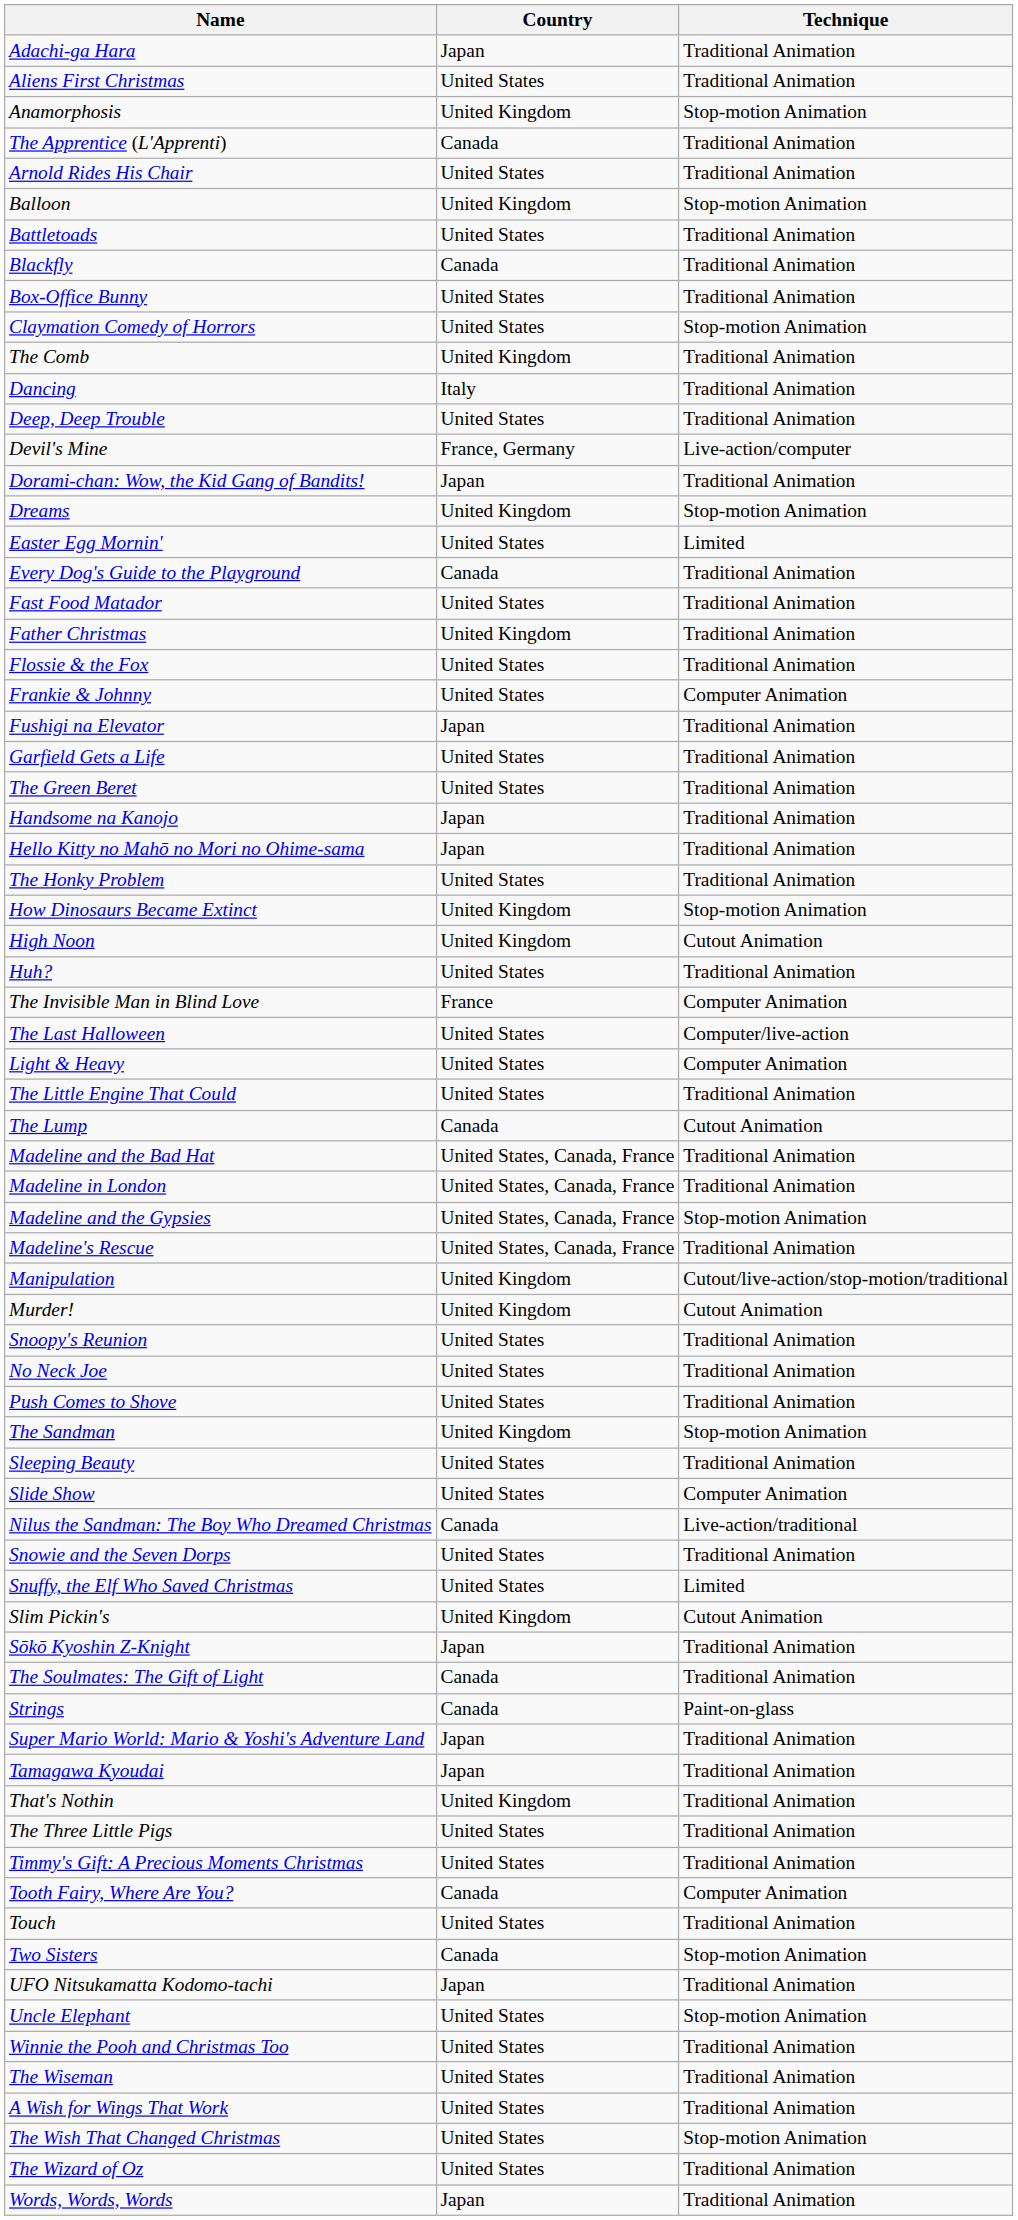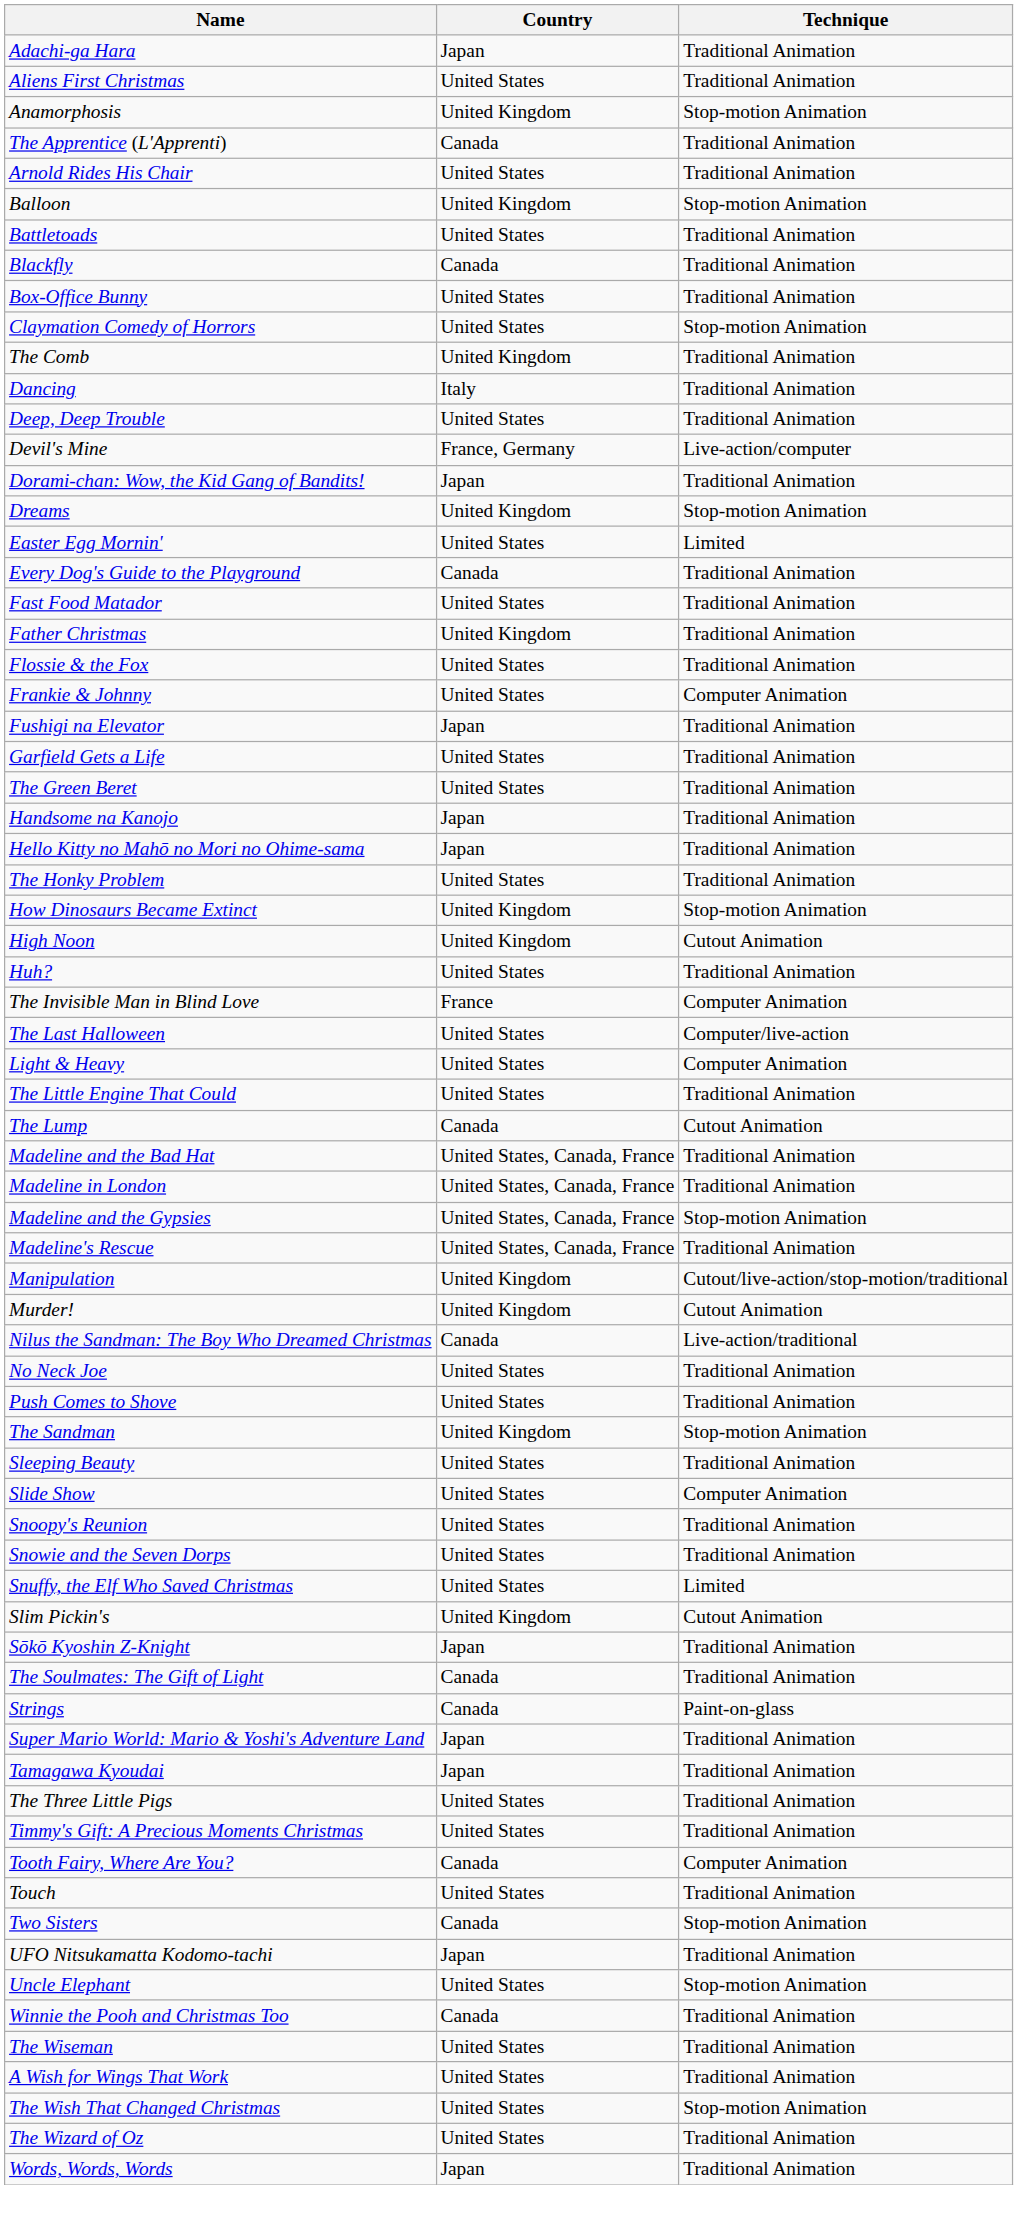rows swapped: (220, 1524) <-> (78, 1340)
- row: (61, 1800)
(492, 2046) United States -> (470, 2015) Canada
